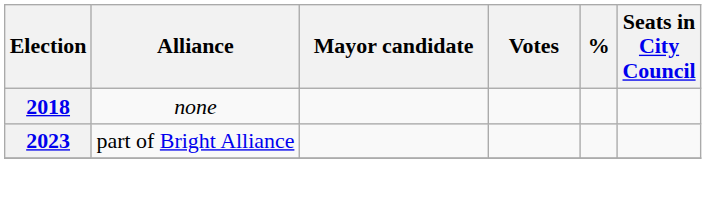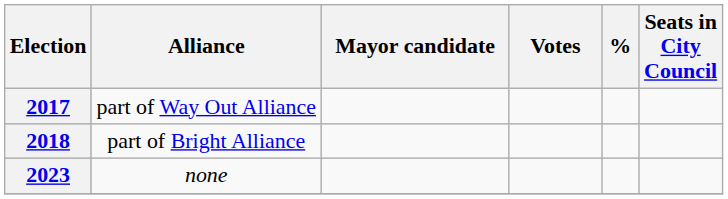+ row: (48, 105)
(195, 105) none -> (206, 140) part of Bright Alliance
(195, 140) part of Bright Alliance -> (206, 175) none
